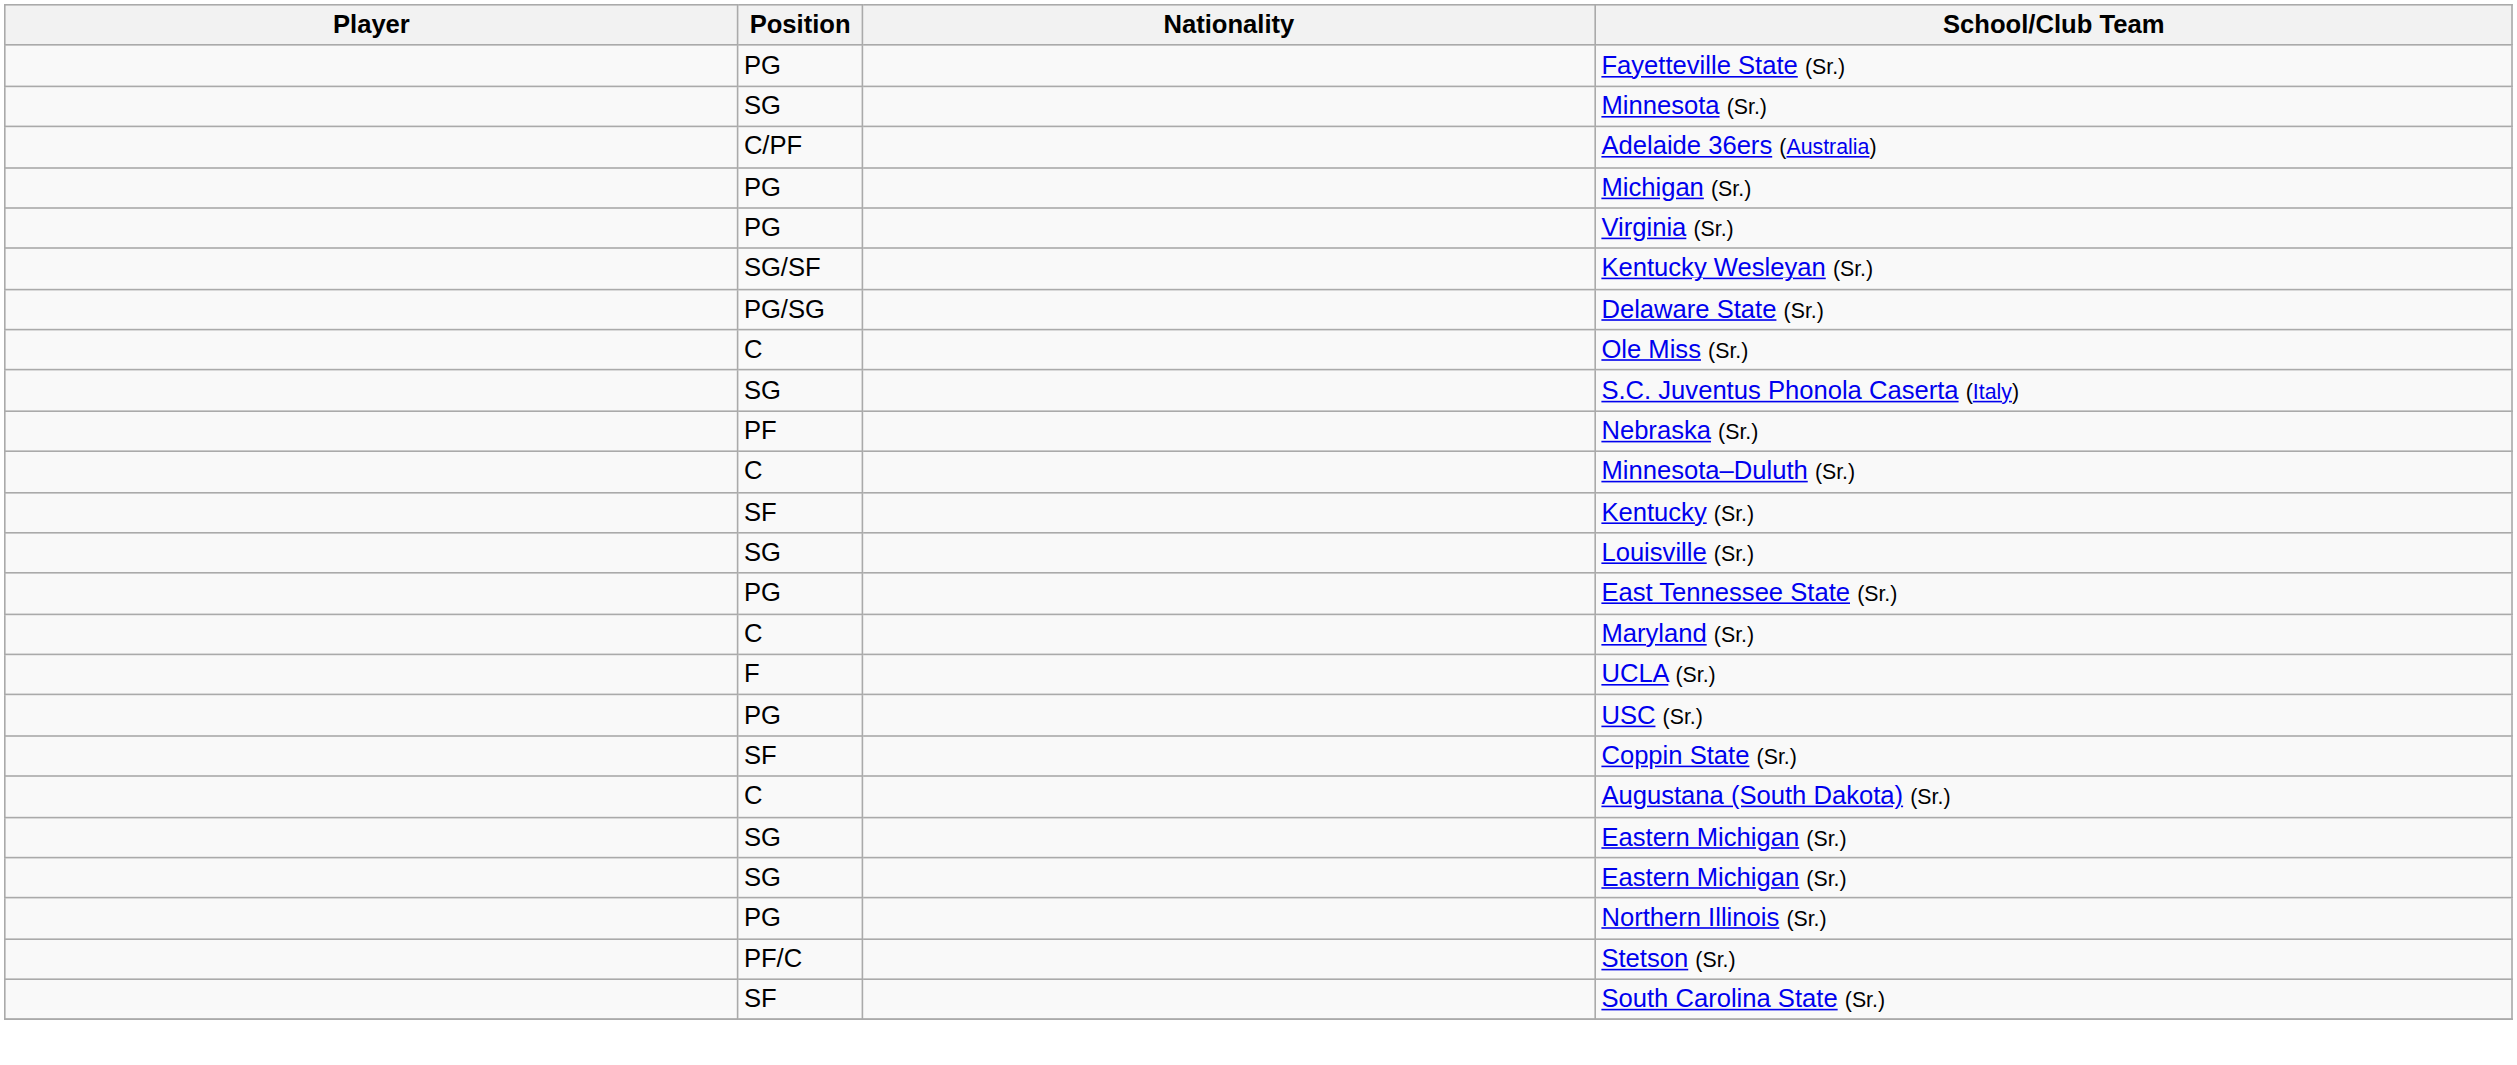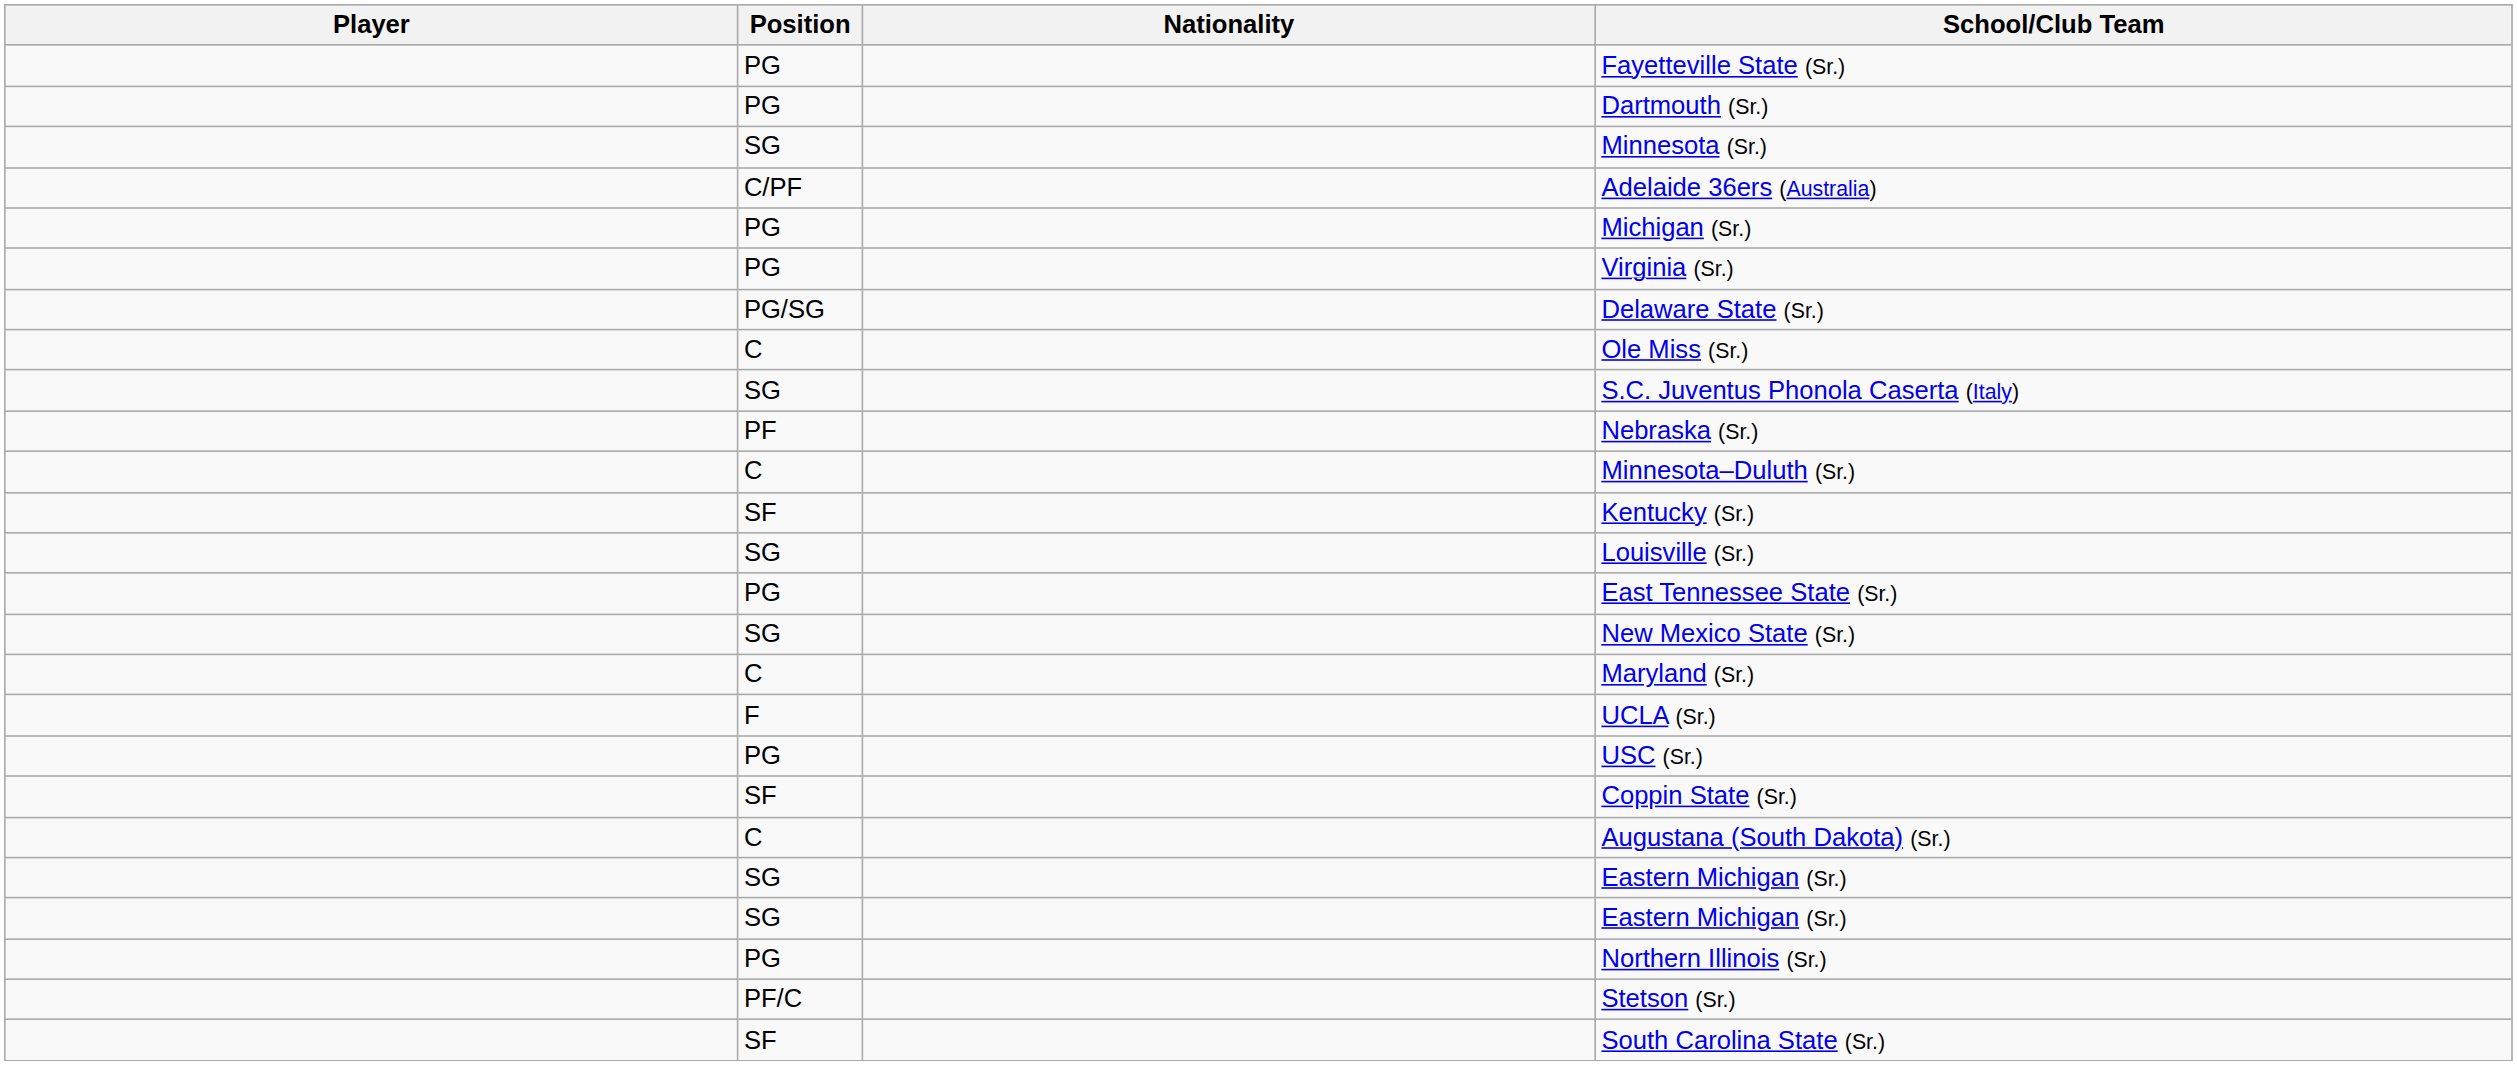+ row: (762, 106)
- row: (782, 268)
+ row: (762, 633)
